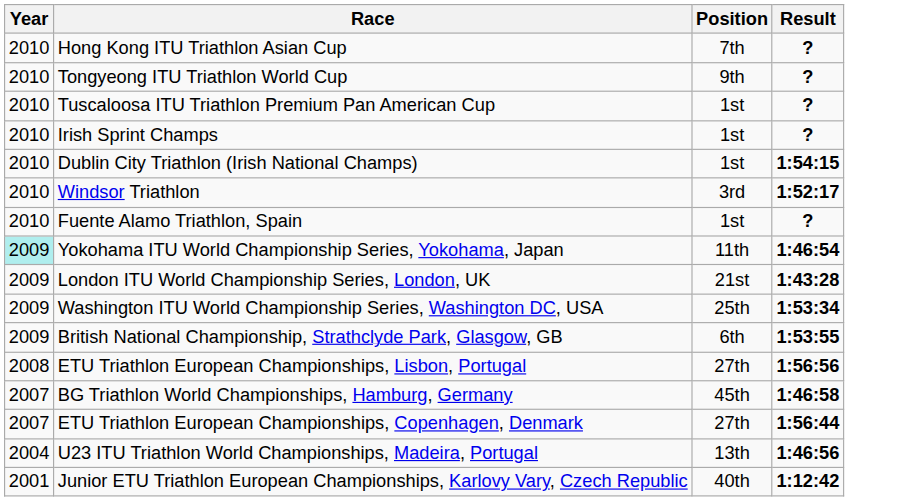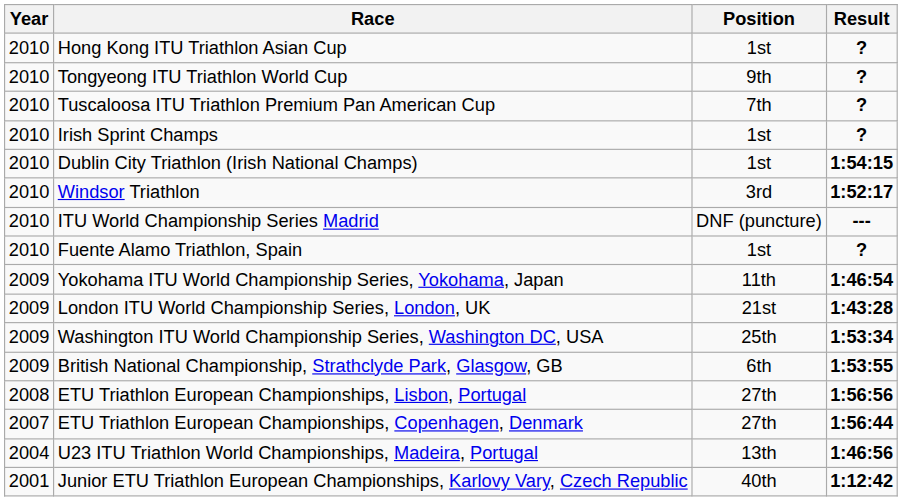(732, 47) 7th -> (759, 47) 1st
(732, 105) 1st -> (759, 105) 7th
+ row: (218, 221)
(29, 250) paleturquoise background -> (29, 279) no background
- row: (285, 395)
